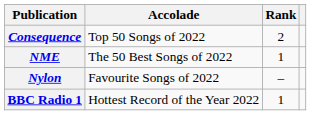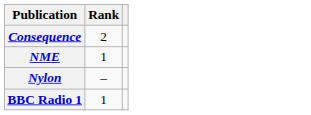- column: (174, 15)
